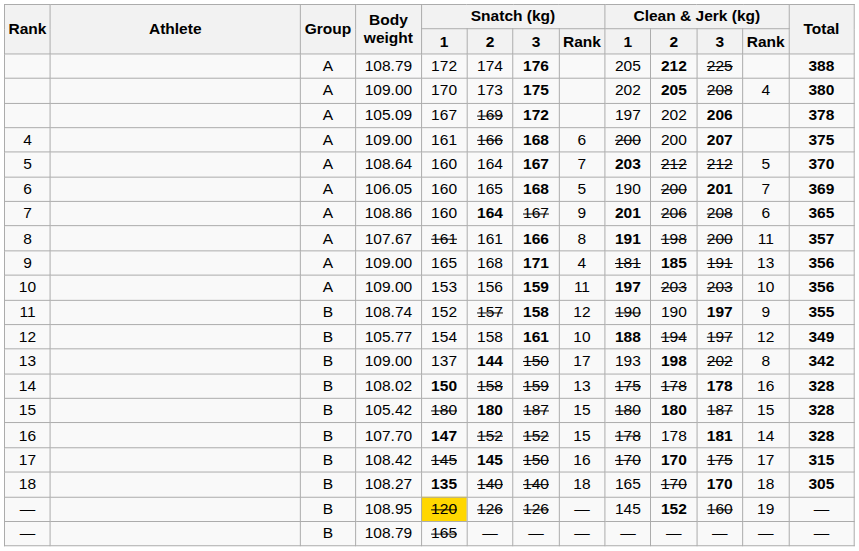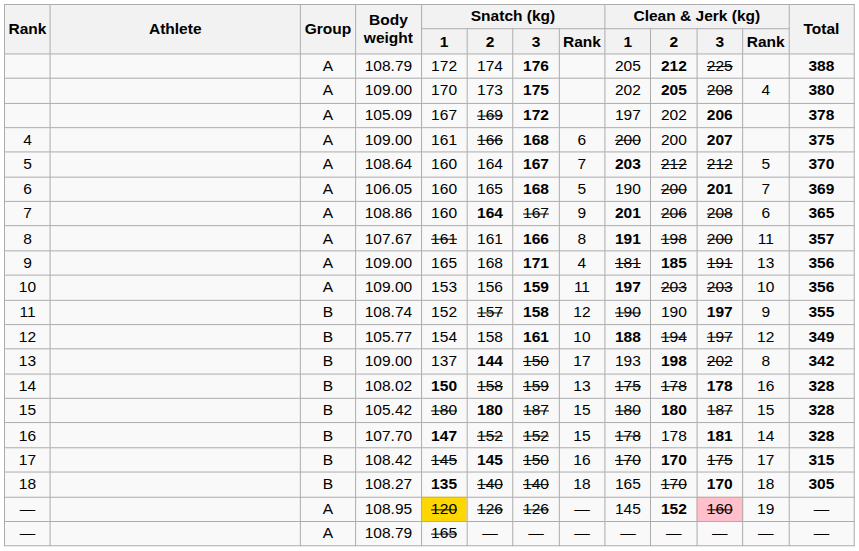(328, 509) B -> (328, 509) A
(720, 509) no background -> (720, 509) pink background
(328, 533) B -> (328, 533) A
